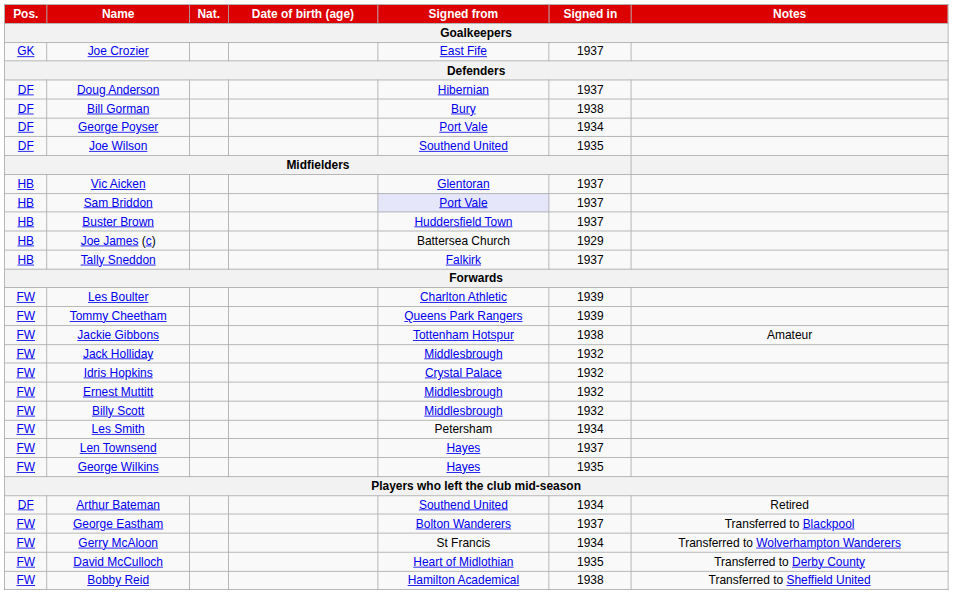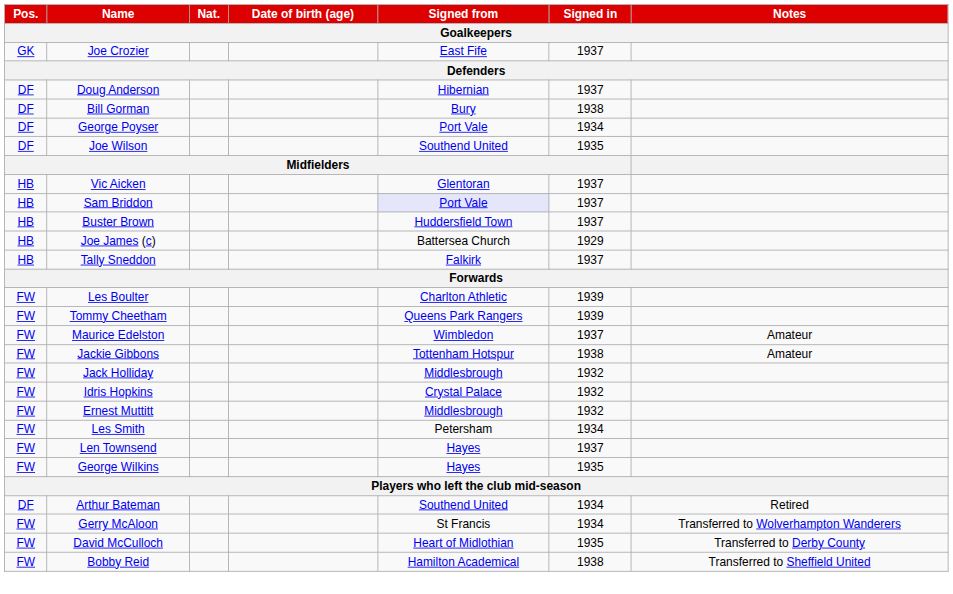+ row: (118, 335)
- row: (118, 411)
- row: (118, 524)
